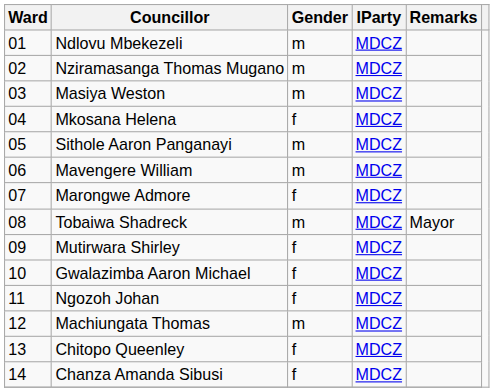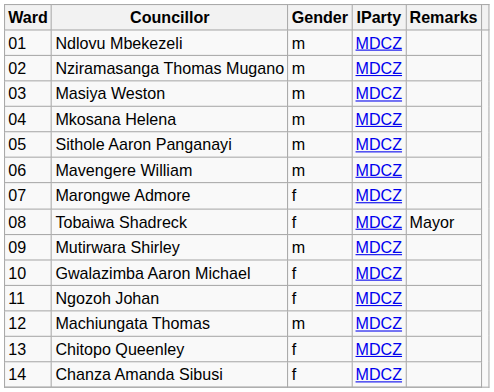(294, 119) f -> (298, 119) m
(298, 222) m -> (294, 222) f
(294, 247) f -> (298, 247) m
